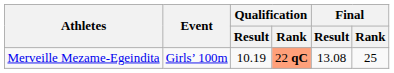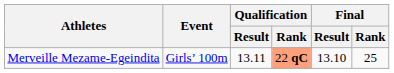(251, 58) 10.19 -> (251, 58) 13.11
(332, 58) 13.08 -> (332, 58) 13.10
